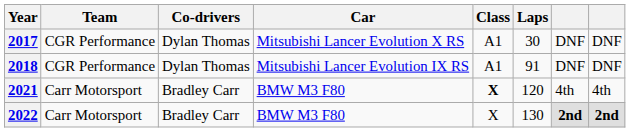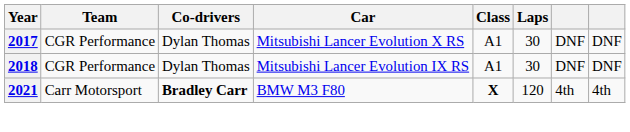(533, 66) 91 -> (533, 66) 30
(201, 90) normal -> (205, 90) bold
- row: (23, 115)
